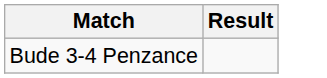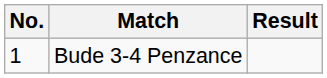+ column: (27, 21)
